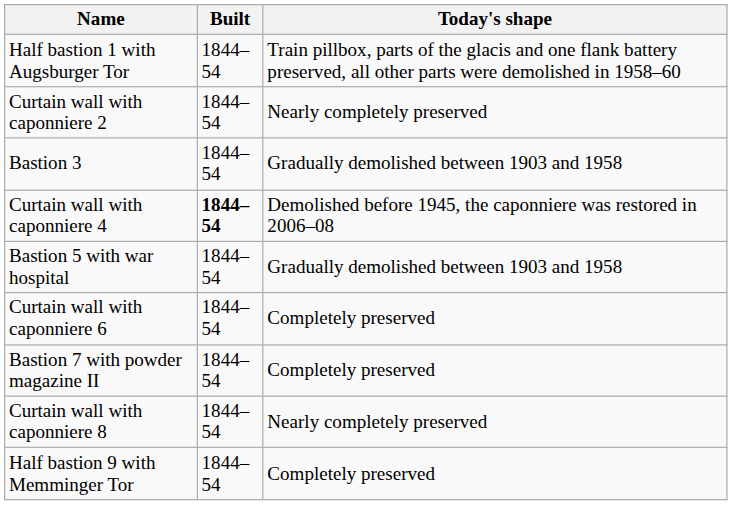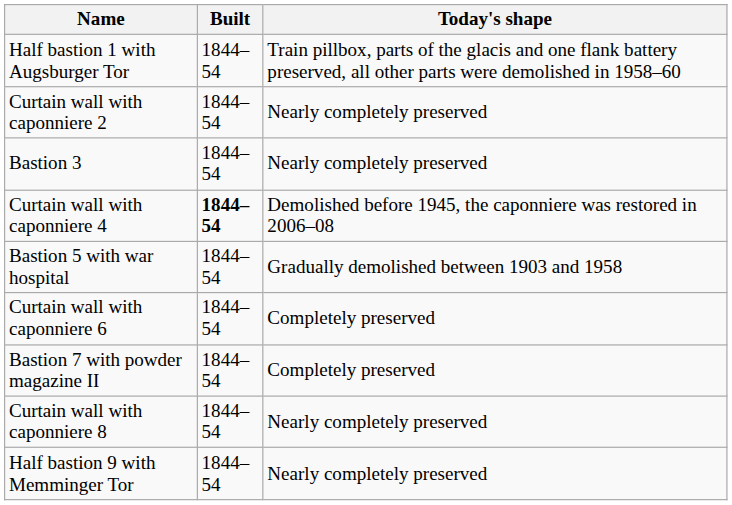(445, 163) Gradually demolished between 1903 and 1958 -> (377, 163) Nearly completely preserved
(351, 473) Completely preserved -> (377, 473) Nearly completely preserved
